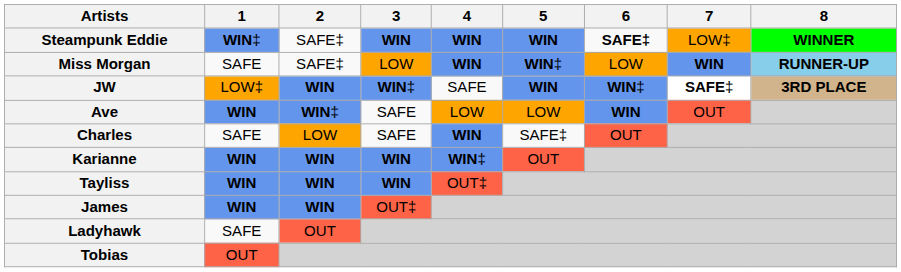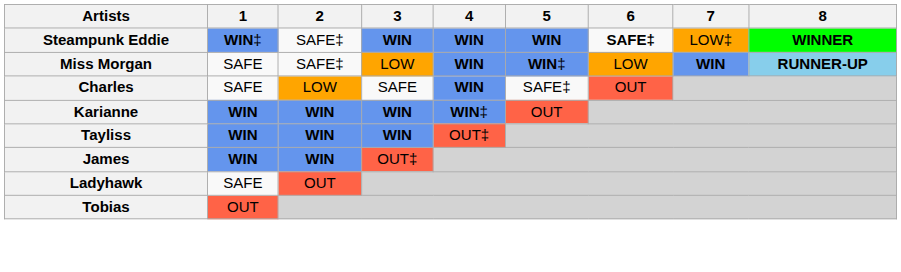- row: (104, 87)
- row: (104, 111)
